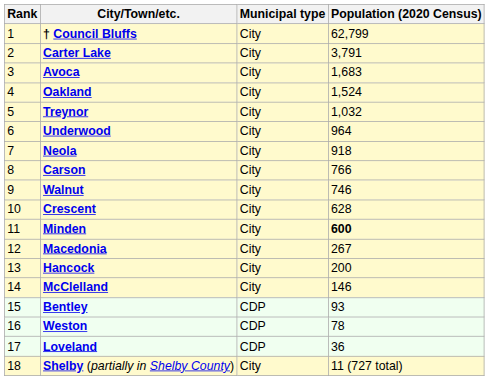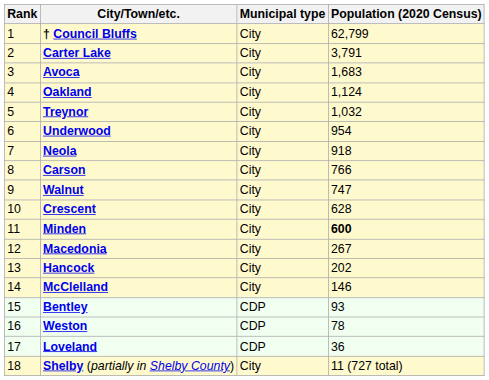(346, 92) 1,524 -> (346, 92) 1,124
(341, 131) 964 -> (341, 131) 954
(341, 190) 746 -> (341, 190) 747
(341, 268) 200 -> (341, 268) 202
